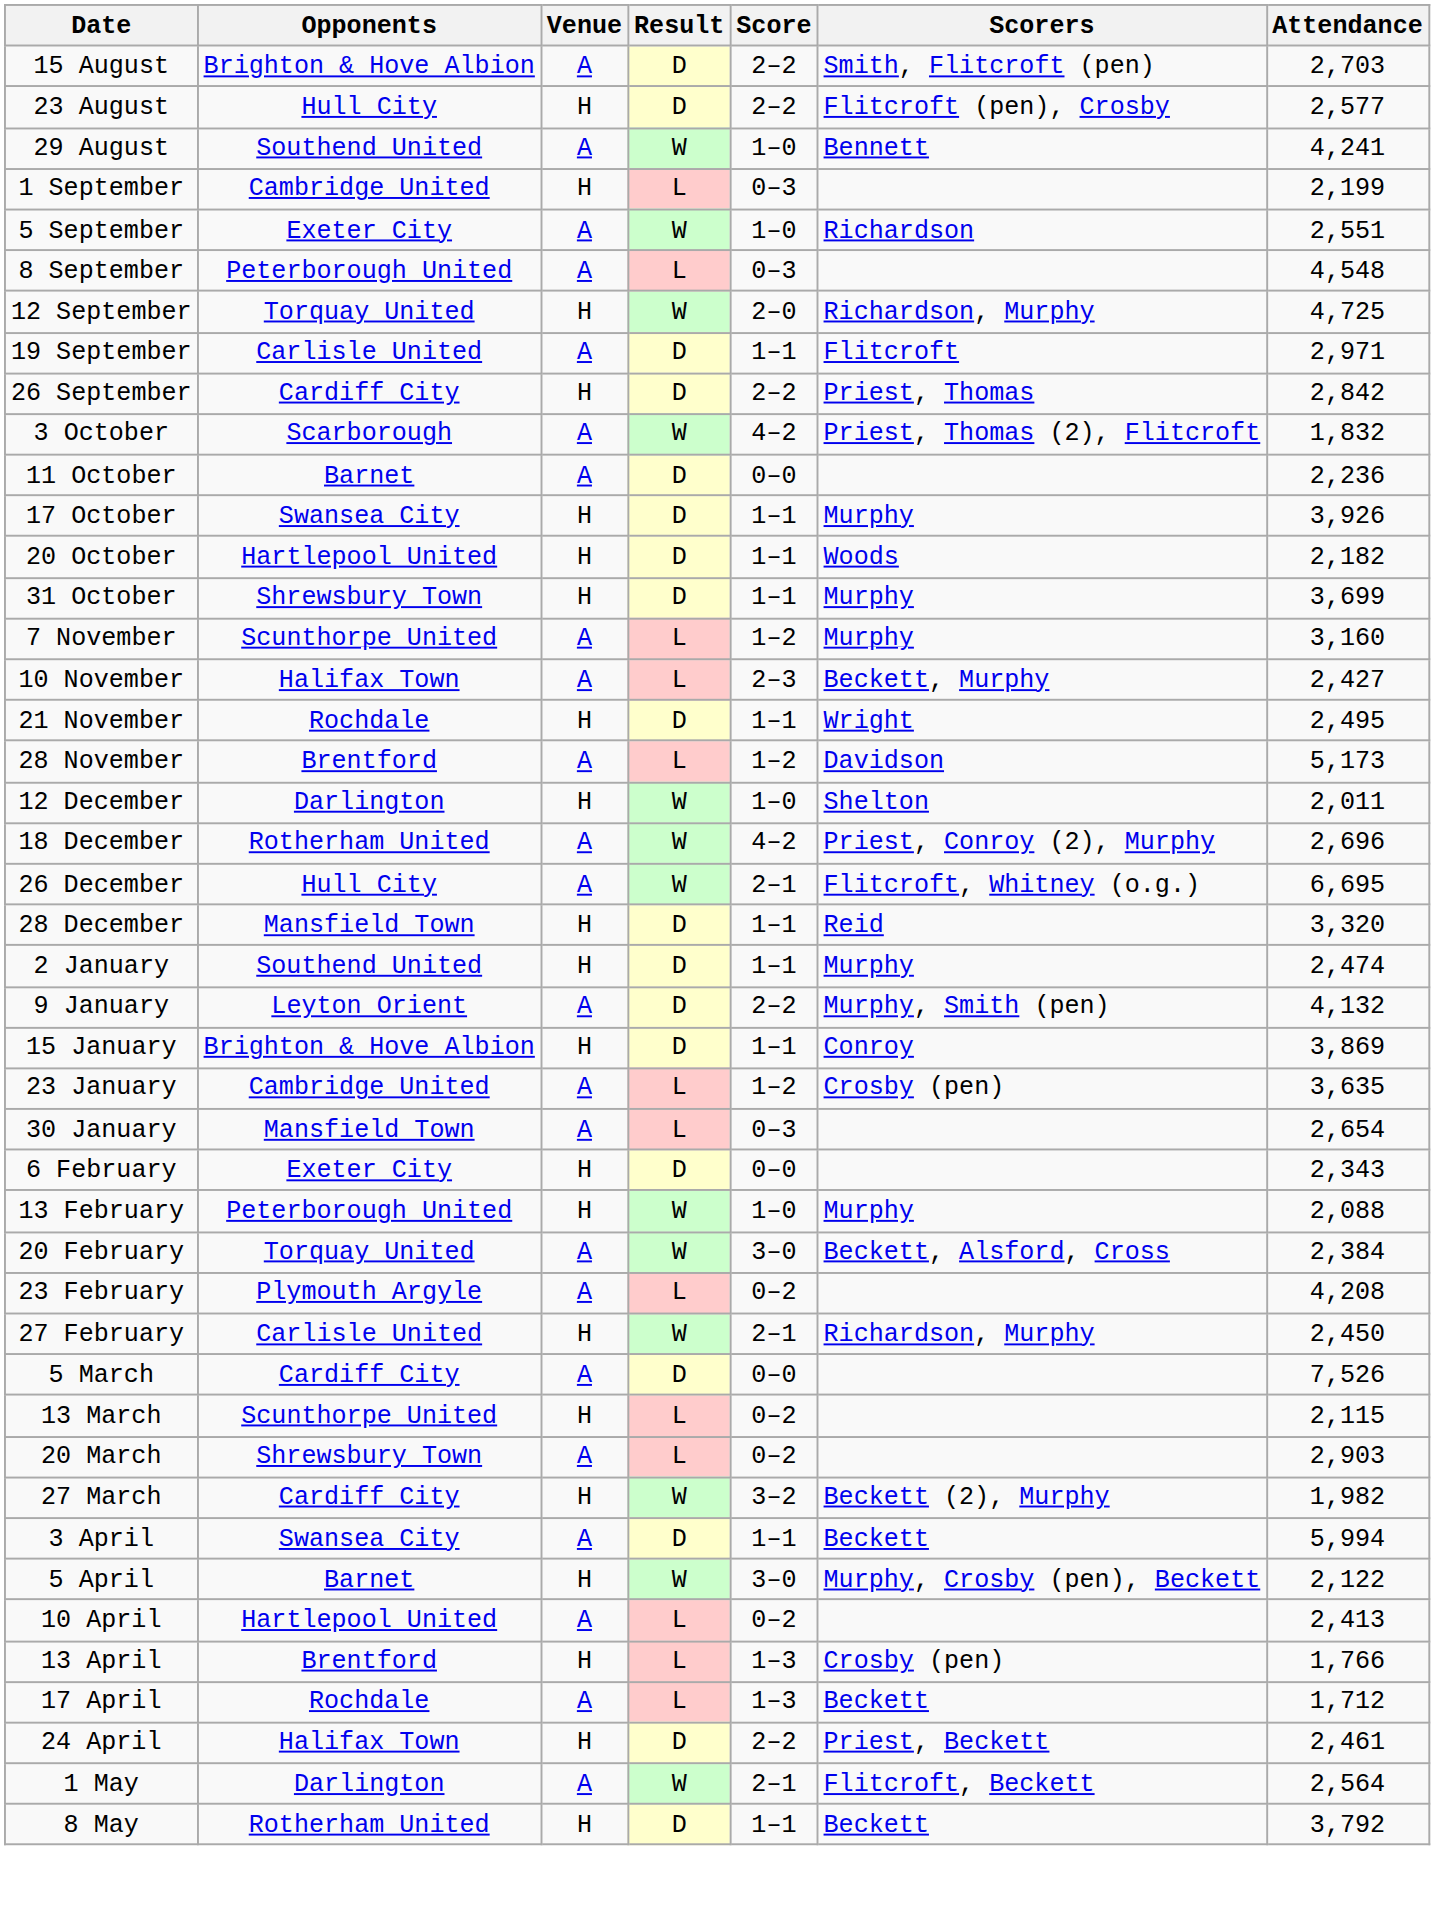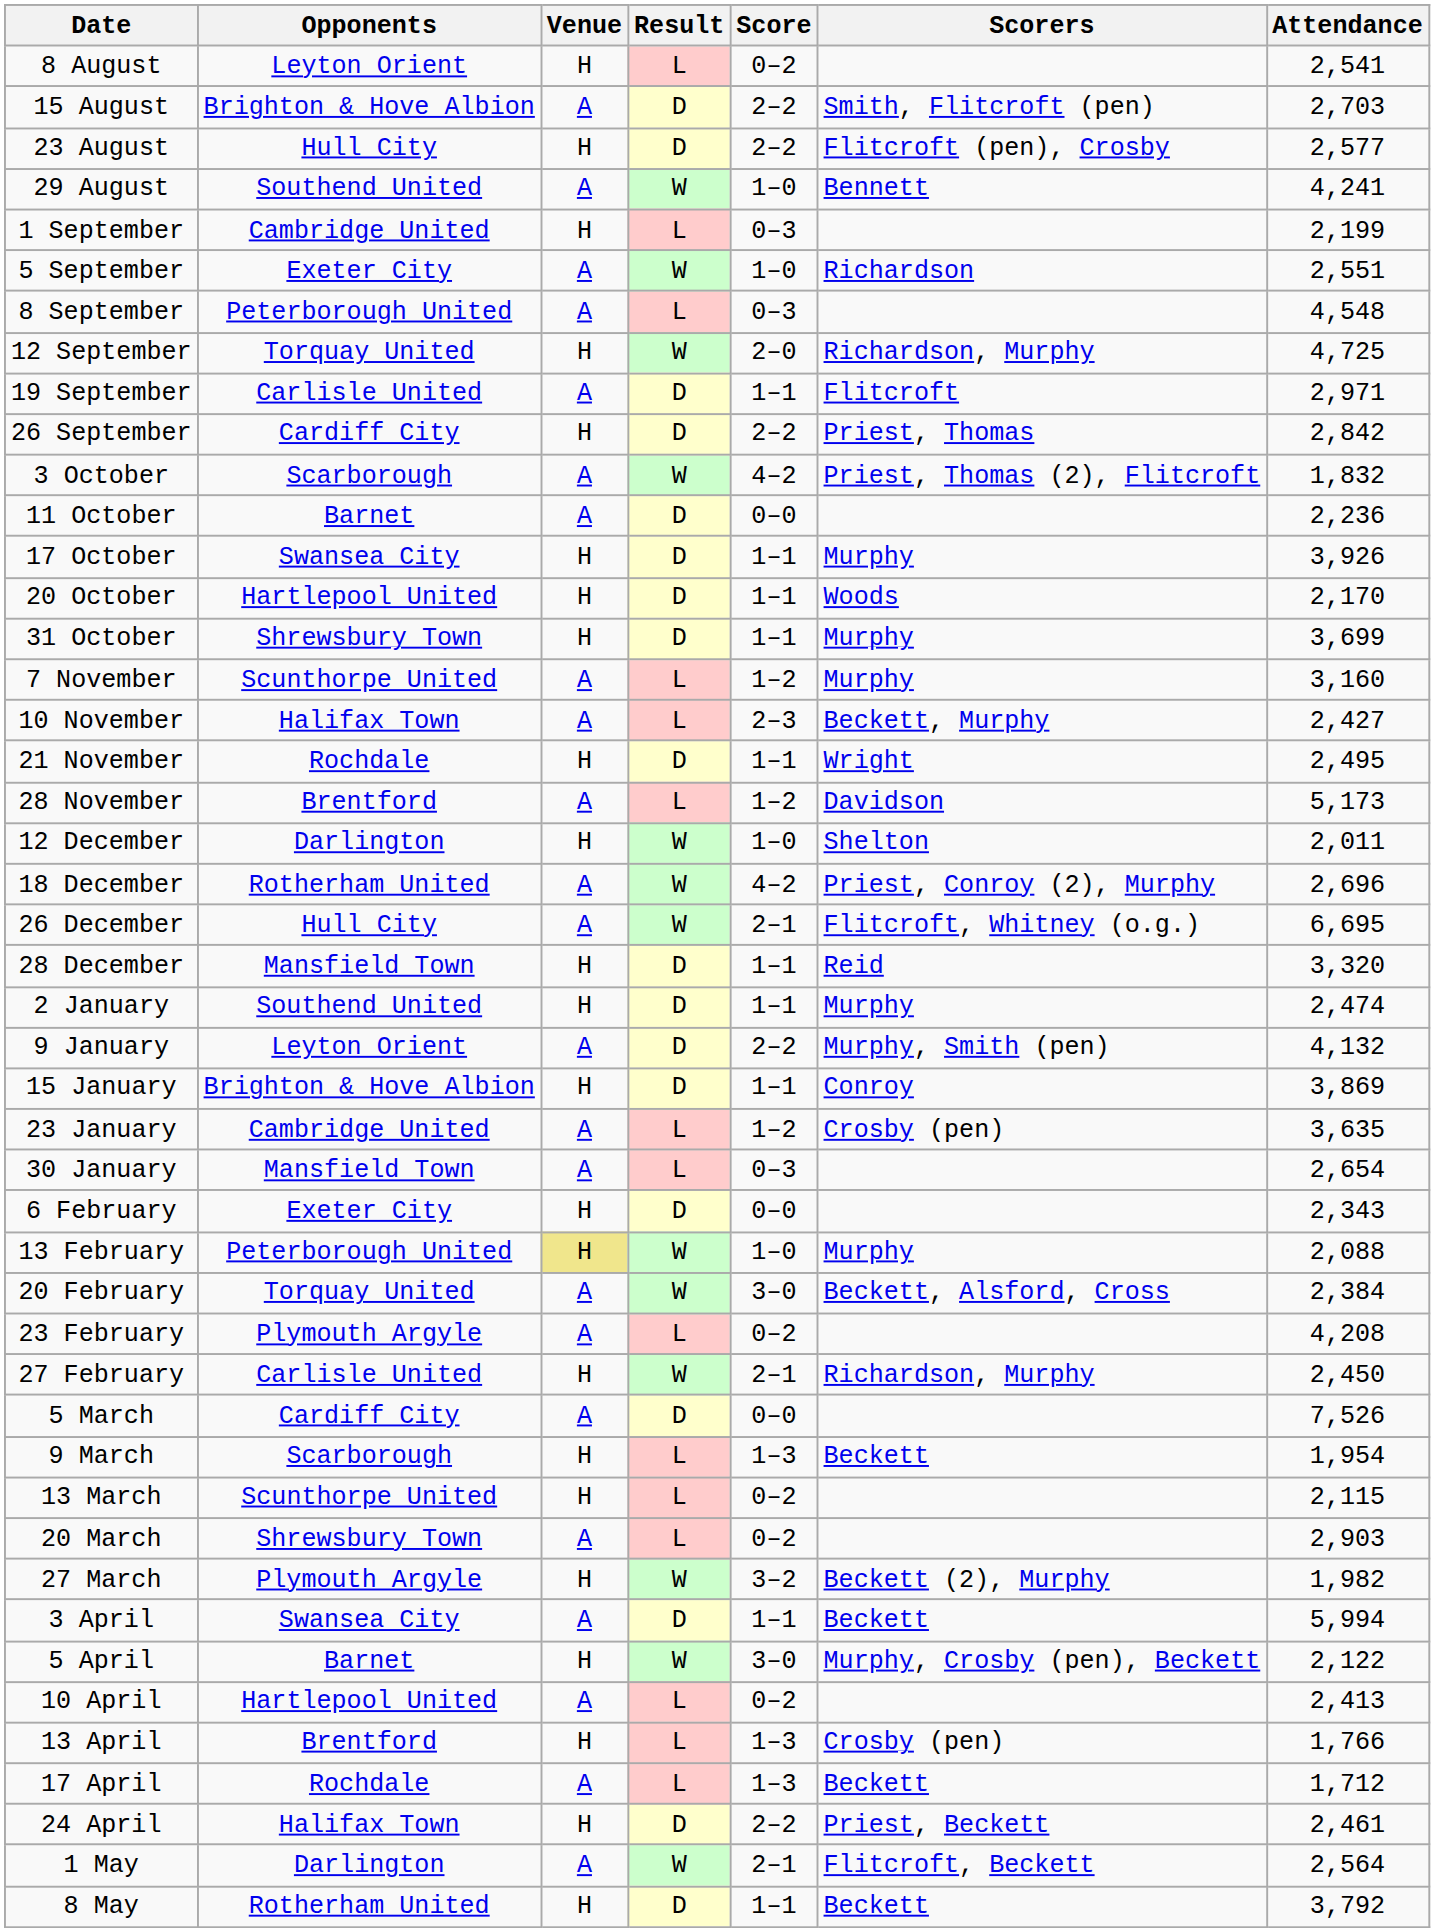+ row: (101, 66)
(1347, 557) 2,182 -> (1347, 598) 2,170
(584, 1211) no background -> (584, 1252) khaki background
+ row: (101, 1457)
(369, 1498) Cardiff City -> (369, 1579) Plymouth Argyle
